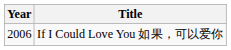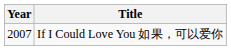(19, 34) 2006 -> (19, 34) 2007
